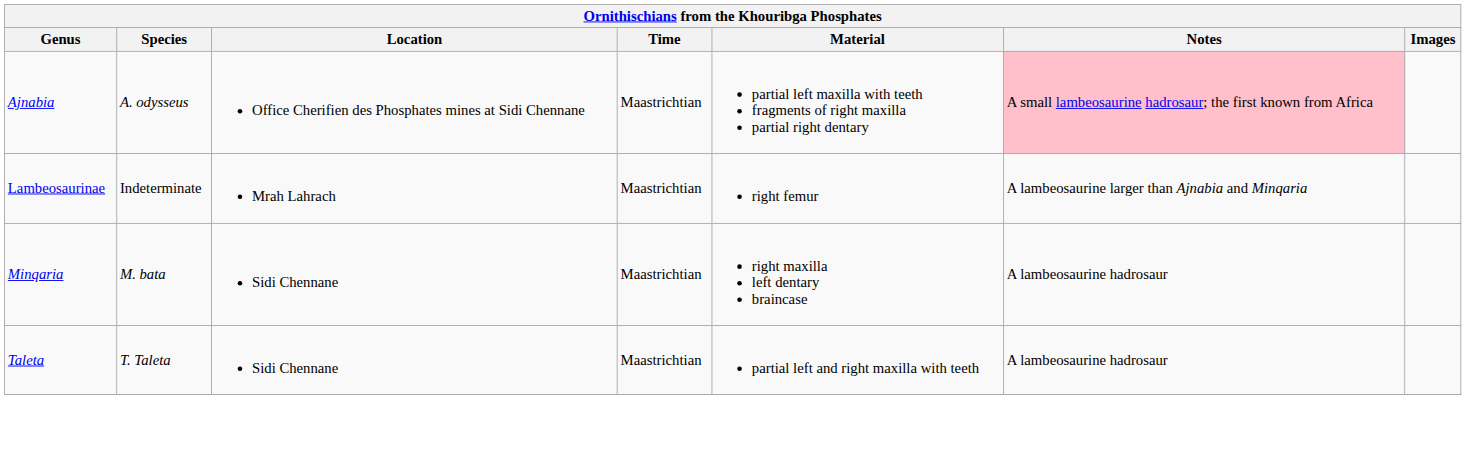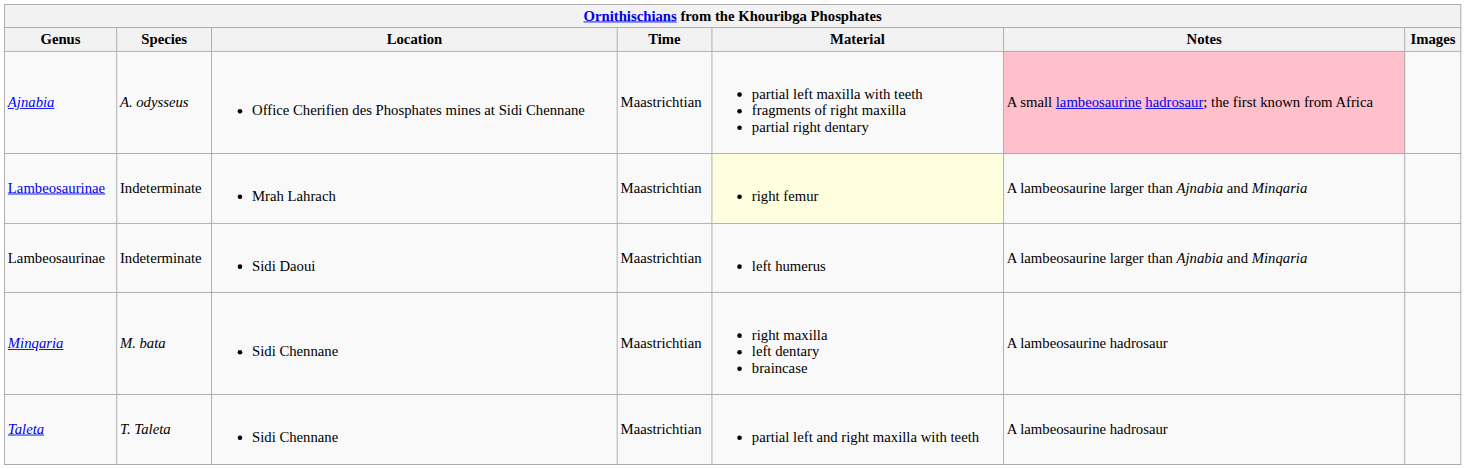(857, 197) no background -> (857, 197) lightyellow background
+ row: (56, 257)
